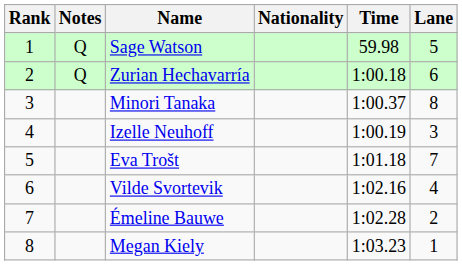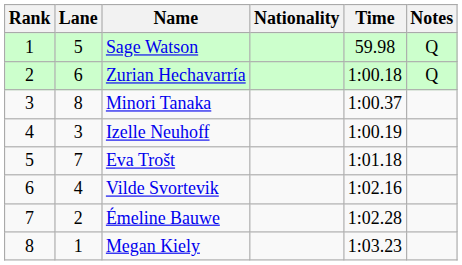columns swapped: (434, 18) <-> (80, 18)
